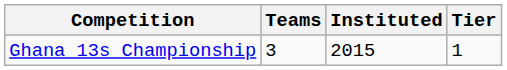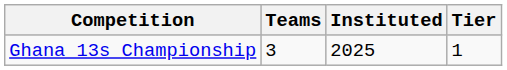(353, 50) 2015 -> (353, 50) 2025
